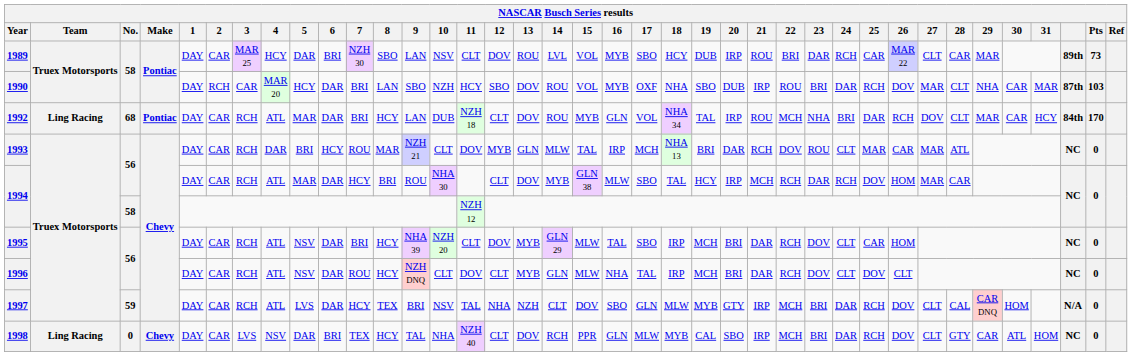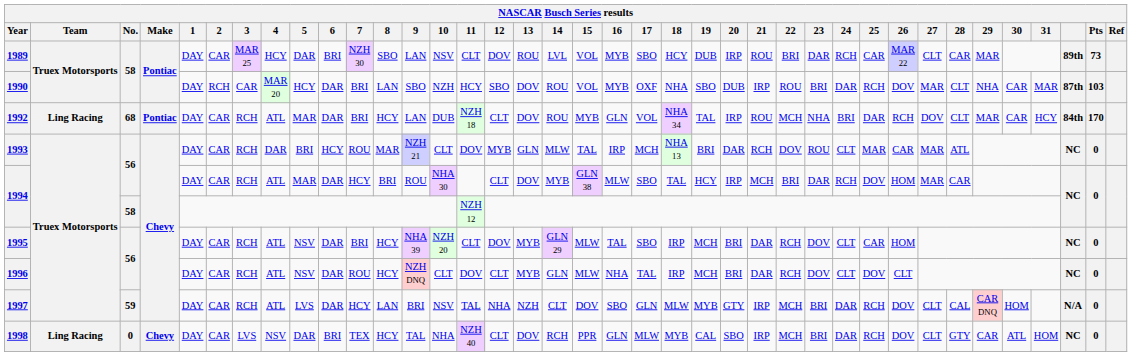(790, 180) RCH -> (790, 180) BRI
(387, 305) TEX -> (387, 305) LAN
